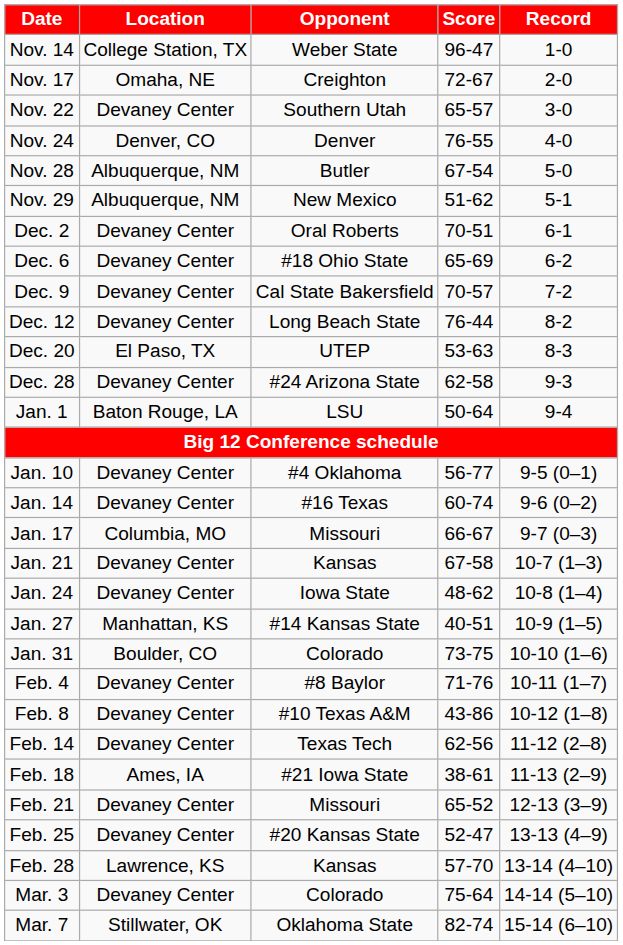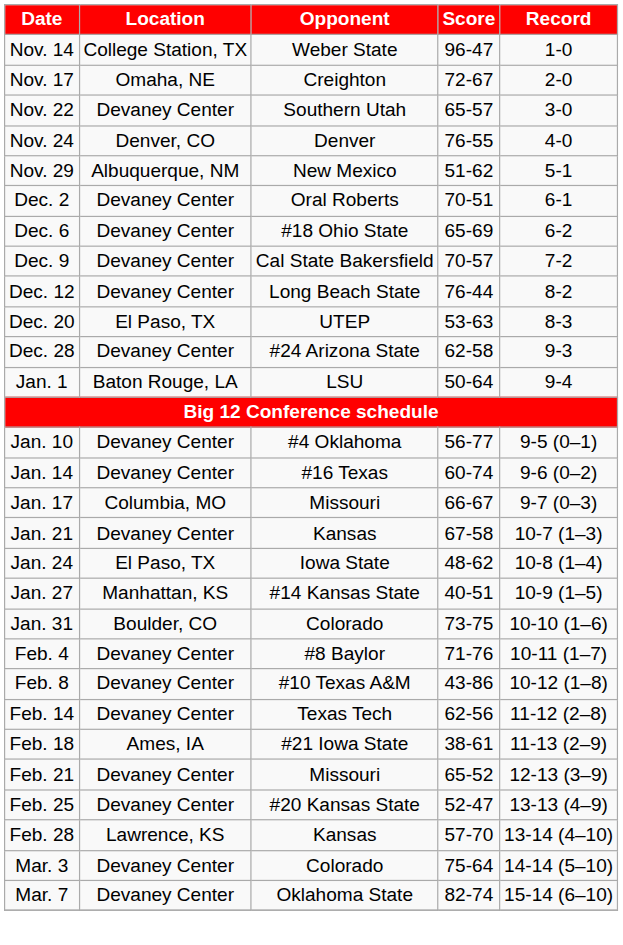- row: (42, 170)
(165, 593) Devaney Center -> (165, 563) El Paso, TX
(165, 925) Stillwater, OK -> (165, 895) Devaney Center
